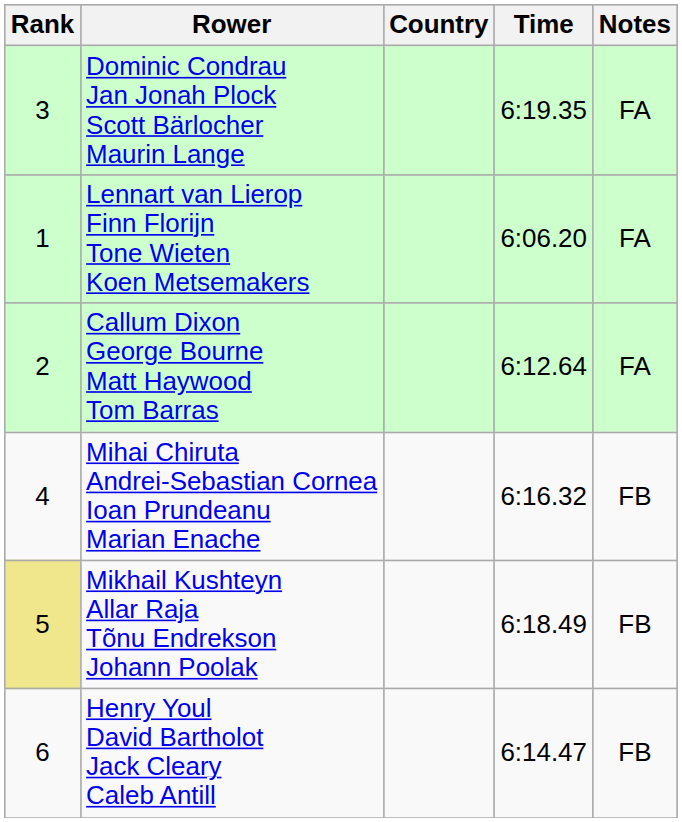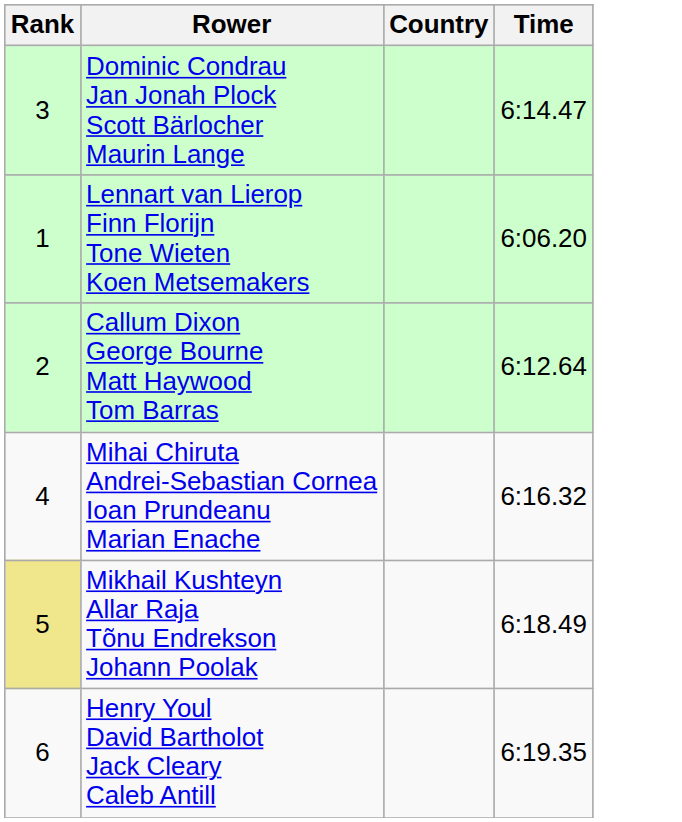- column: (635, 25)
(544, 109) 6:19.35 -> (544, 109) 6:14.47
(544, 752) 6:14.47 -> (544, 752) 6:19.35
